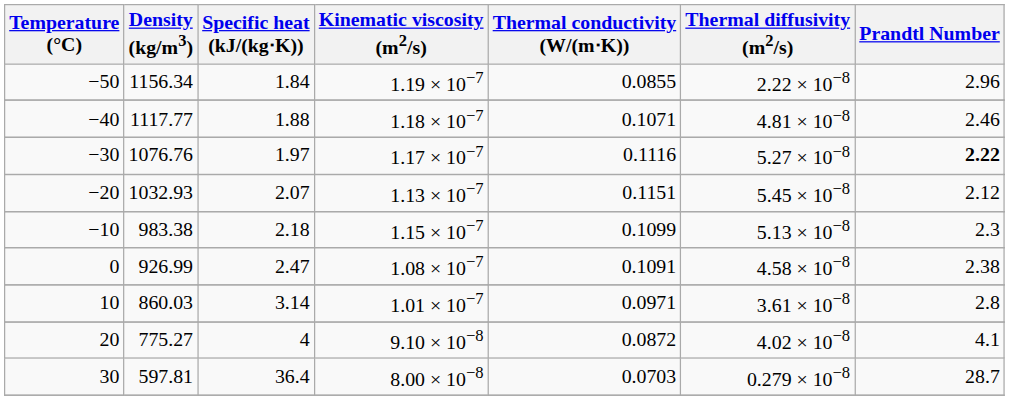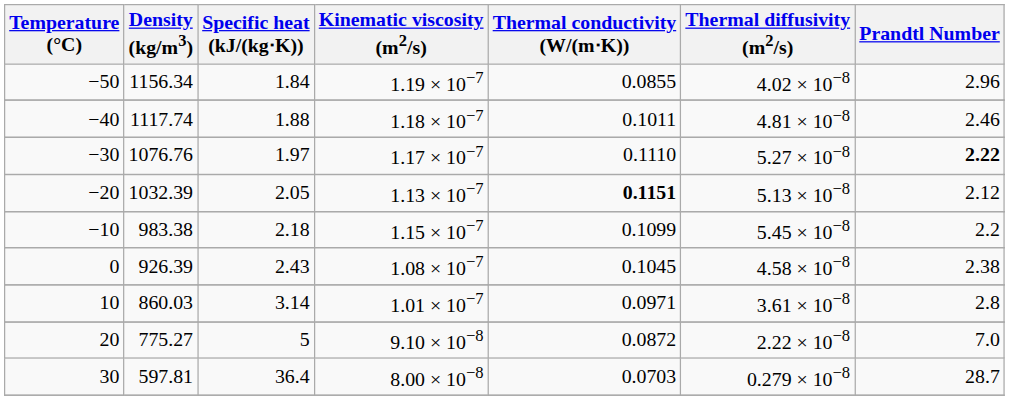(803, 82) 2.22 × 10−8 -> (803, 82) 4.02 × 10−8
(162, 118) 1117.77 -> (162, 118) 1117.74
(649, 118) 0.1071 -> (649, 118) 0.1011
(650, 155) 0.1116 -> (650, 155) 0.1110
(161, 192) 1032.93 -> (161, 192) 1032.39
(292, 192) 2.07 -> (292, 192) 2.05
(649, 192) normal -> (649, 192) bold
(803, 192) 5.45 × 10−8 -> (803, 192) 5.13 × 10−8
(803, 229) 5.13 × 10−8 -> (803, 229) 5.45 × 10−8
(987, 229) 2.3 -> (987, 229) 2.2
(166, 266) 926.99 -> (166, 266) 926.39
(292, 266) 2.47 -> (292, 266) 2.43
(649, 266) 0.1091 -> (649, 266) 0.1045
(305, 339) 4 -> (305, 339) 5
(803, 339) 4.02 × 10−8 -> (803, 339) 2.22 × 10−8
(987, 339) 4.1 -> (987, 339) 7.0
